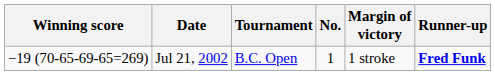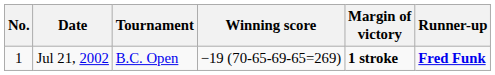columns swapped: (330, 25) <-> (78, 25)
(372, 58) normal -> (373, 58) bold
